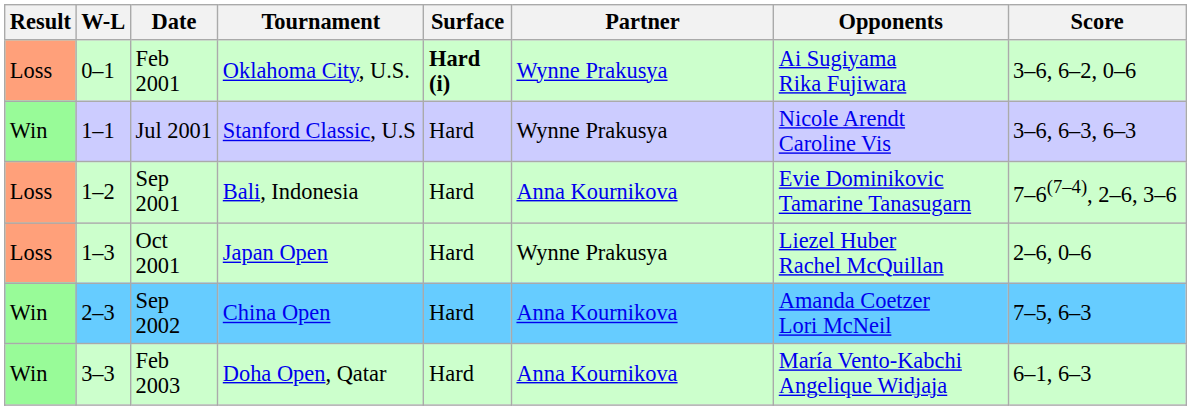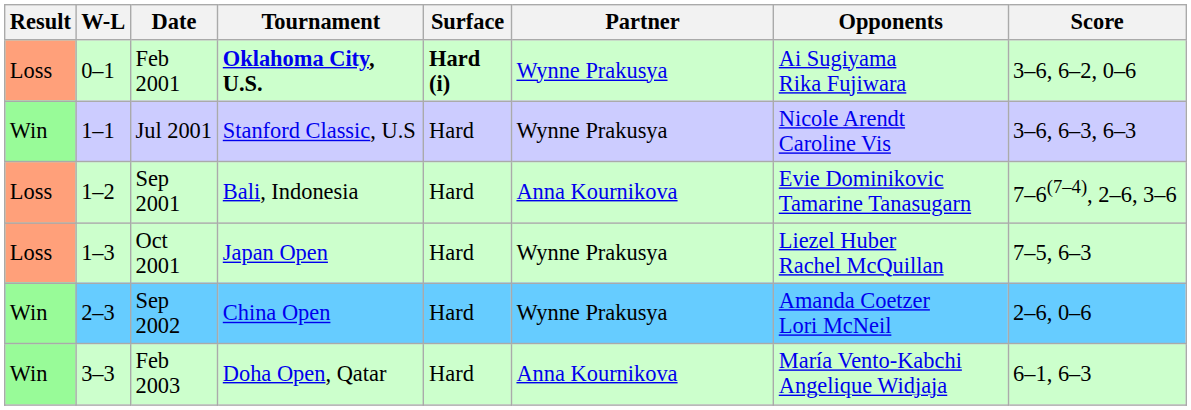(316, 70) normal -> (299, 70) bold
(1052, 252) 2–6, 0–6 -> (1052, 252) 7–5, 6–3
(597, 313) Anna Kournikova -> (592, 313) Wynne Prakusya
(1052, 313) 7–5, 6–3 -> (1052, 313) 2–6, 0–6
